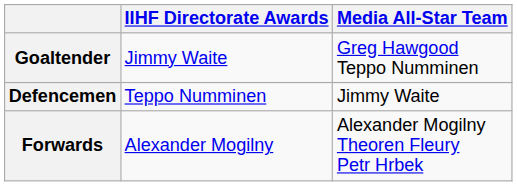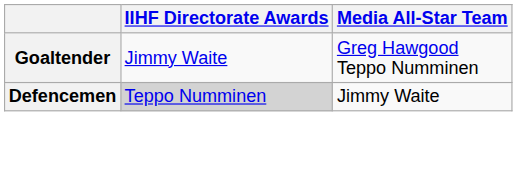(195, 96) no background -> (195, 96) lightgrey background
- row: (62, 145)
